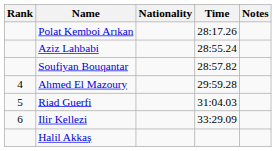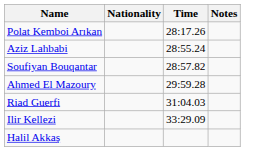- column: (20, 13)
